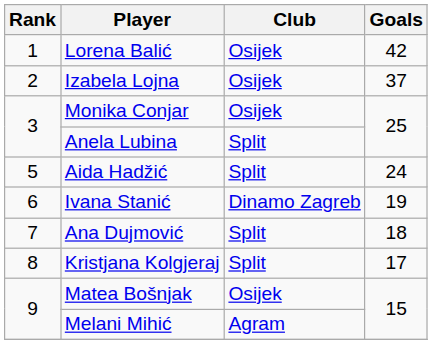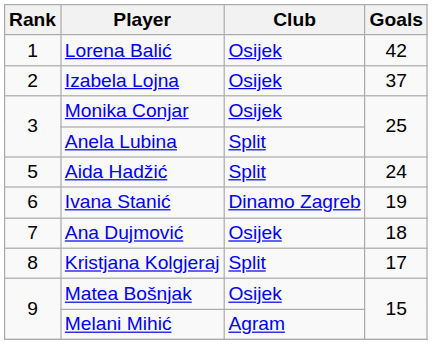(247, 232) Split -> (255, 232) Osijek
